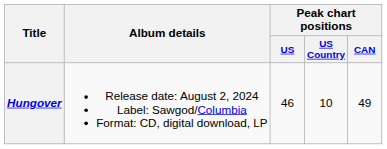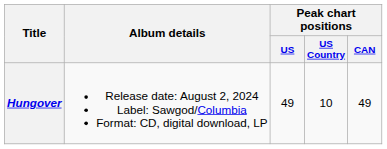(287, 103) 46 -> (287, 103) 49
